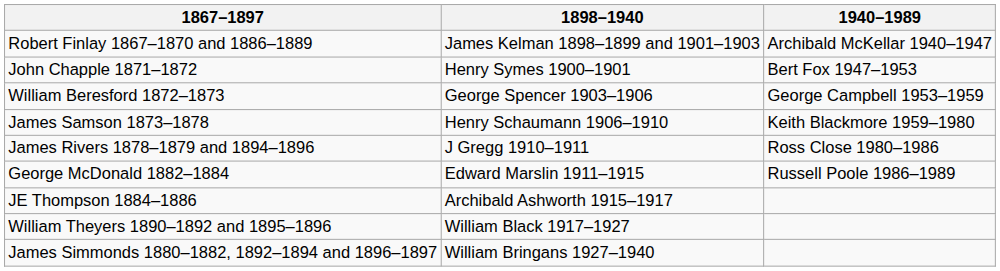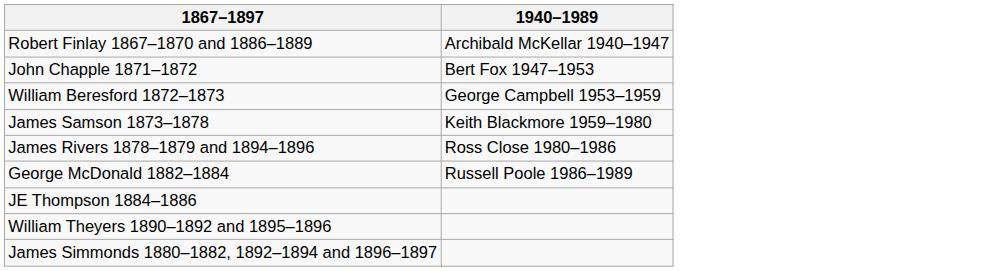- column: (602, 17)
